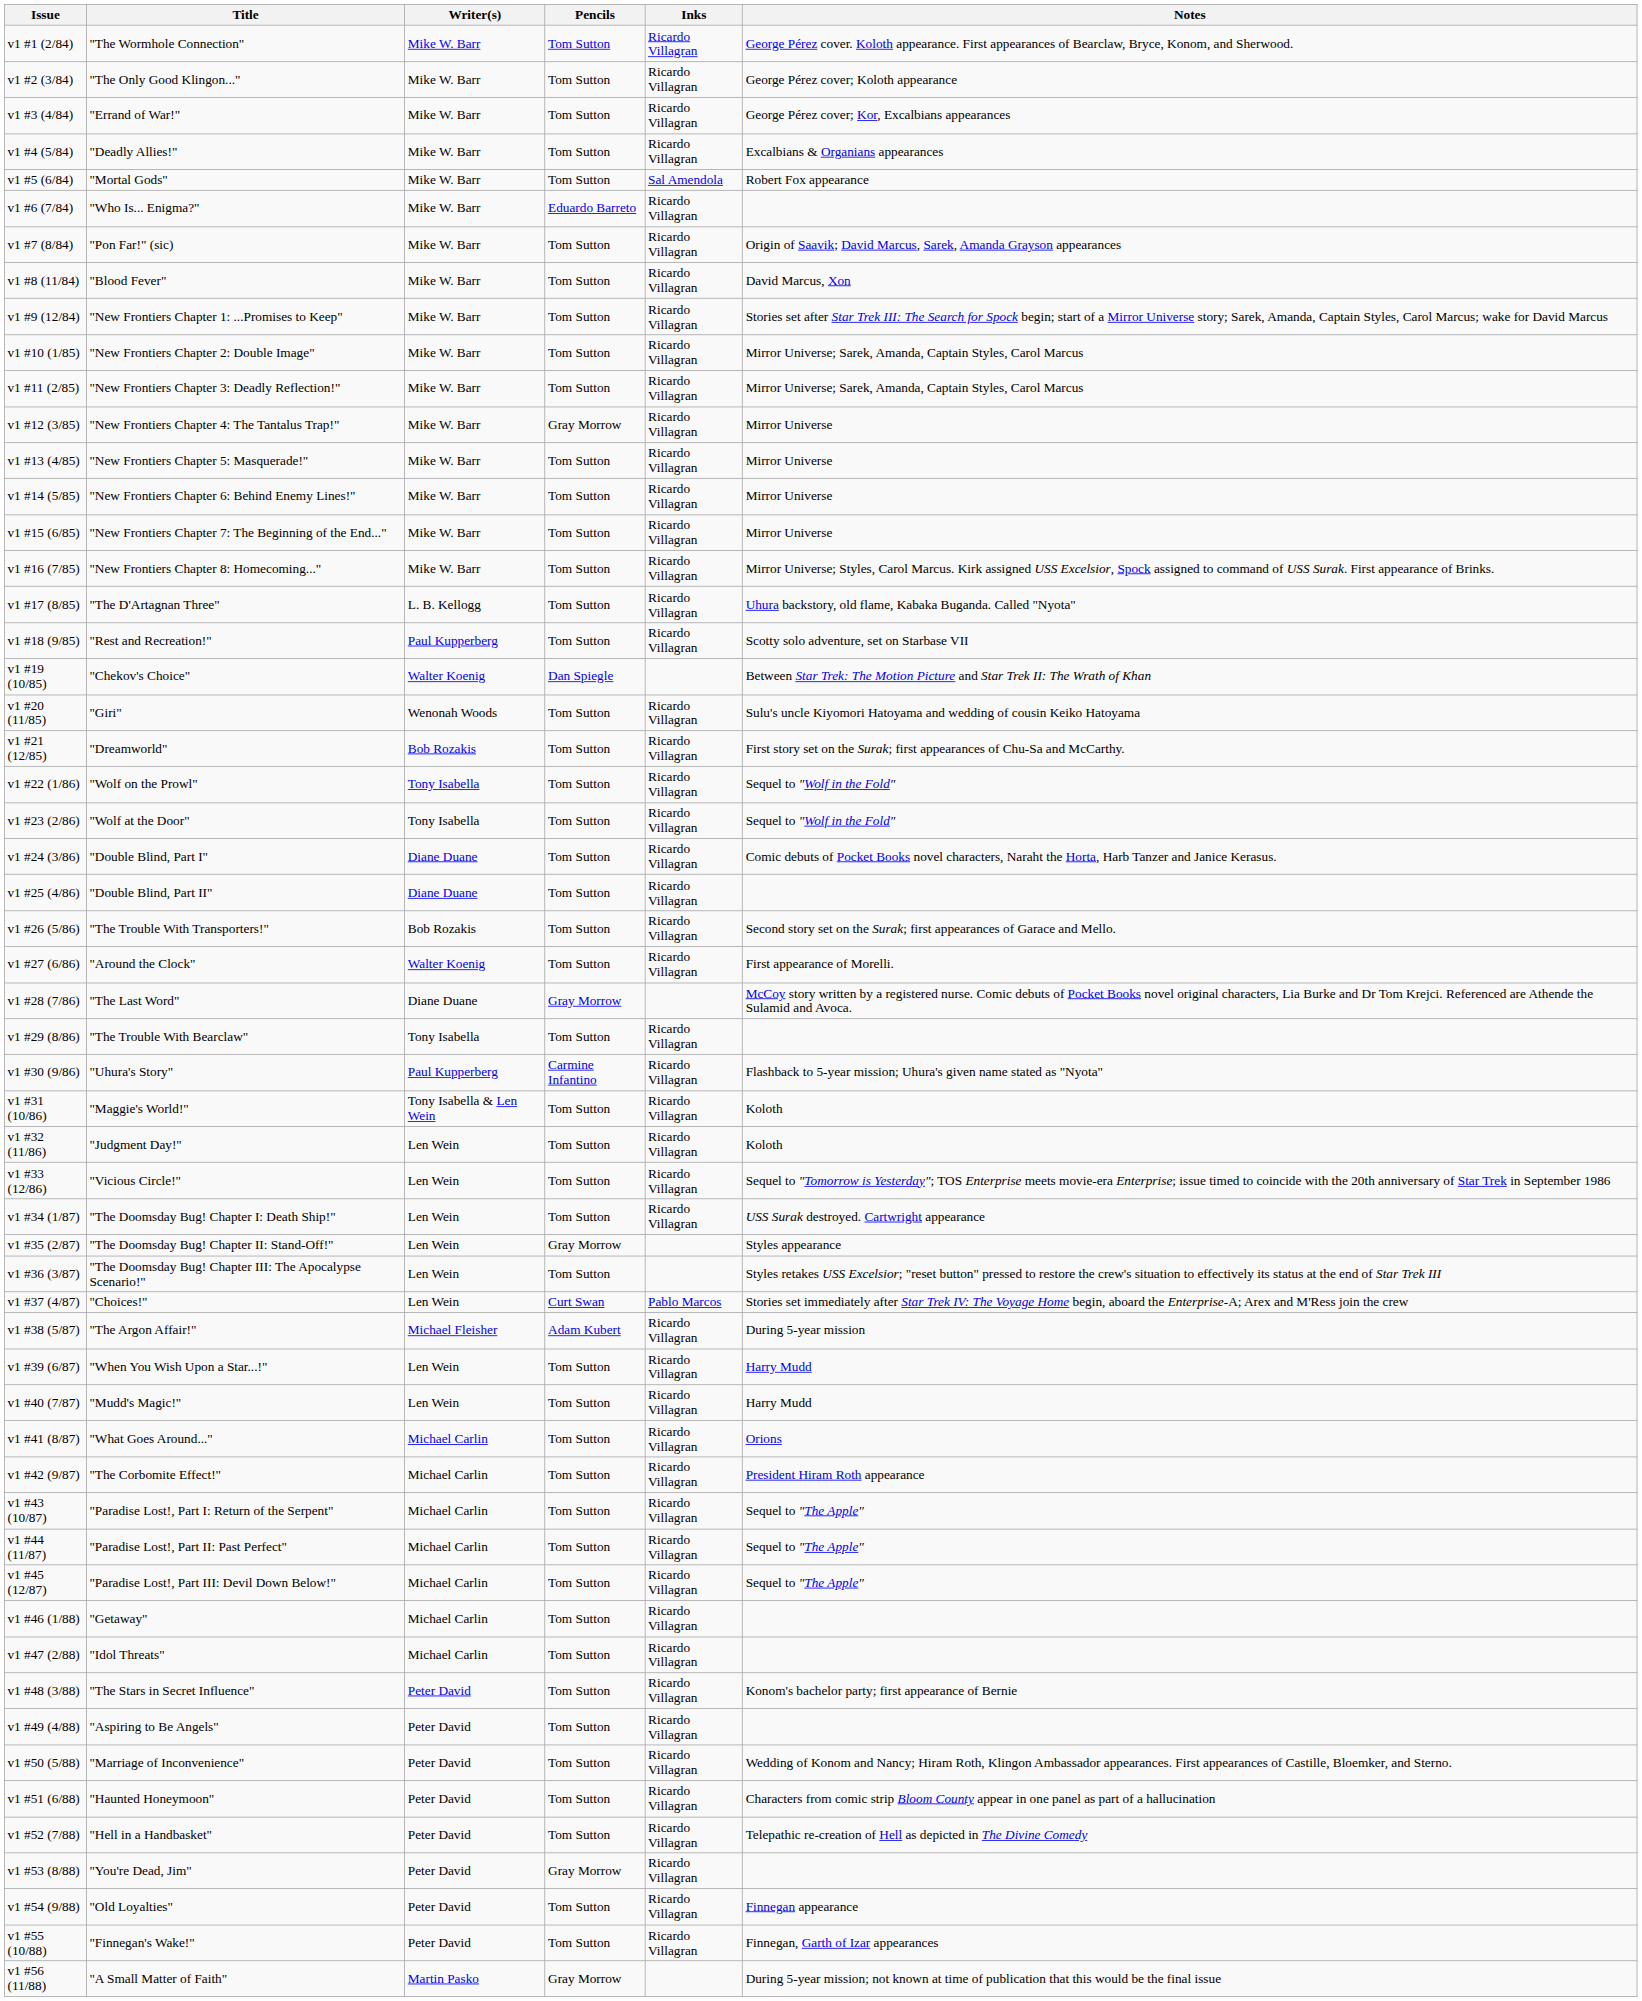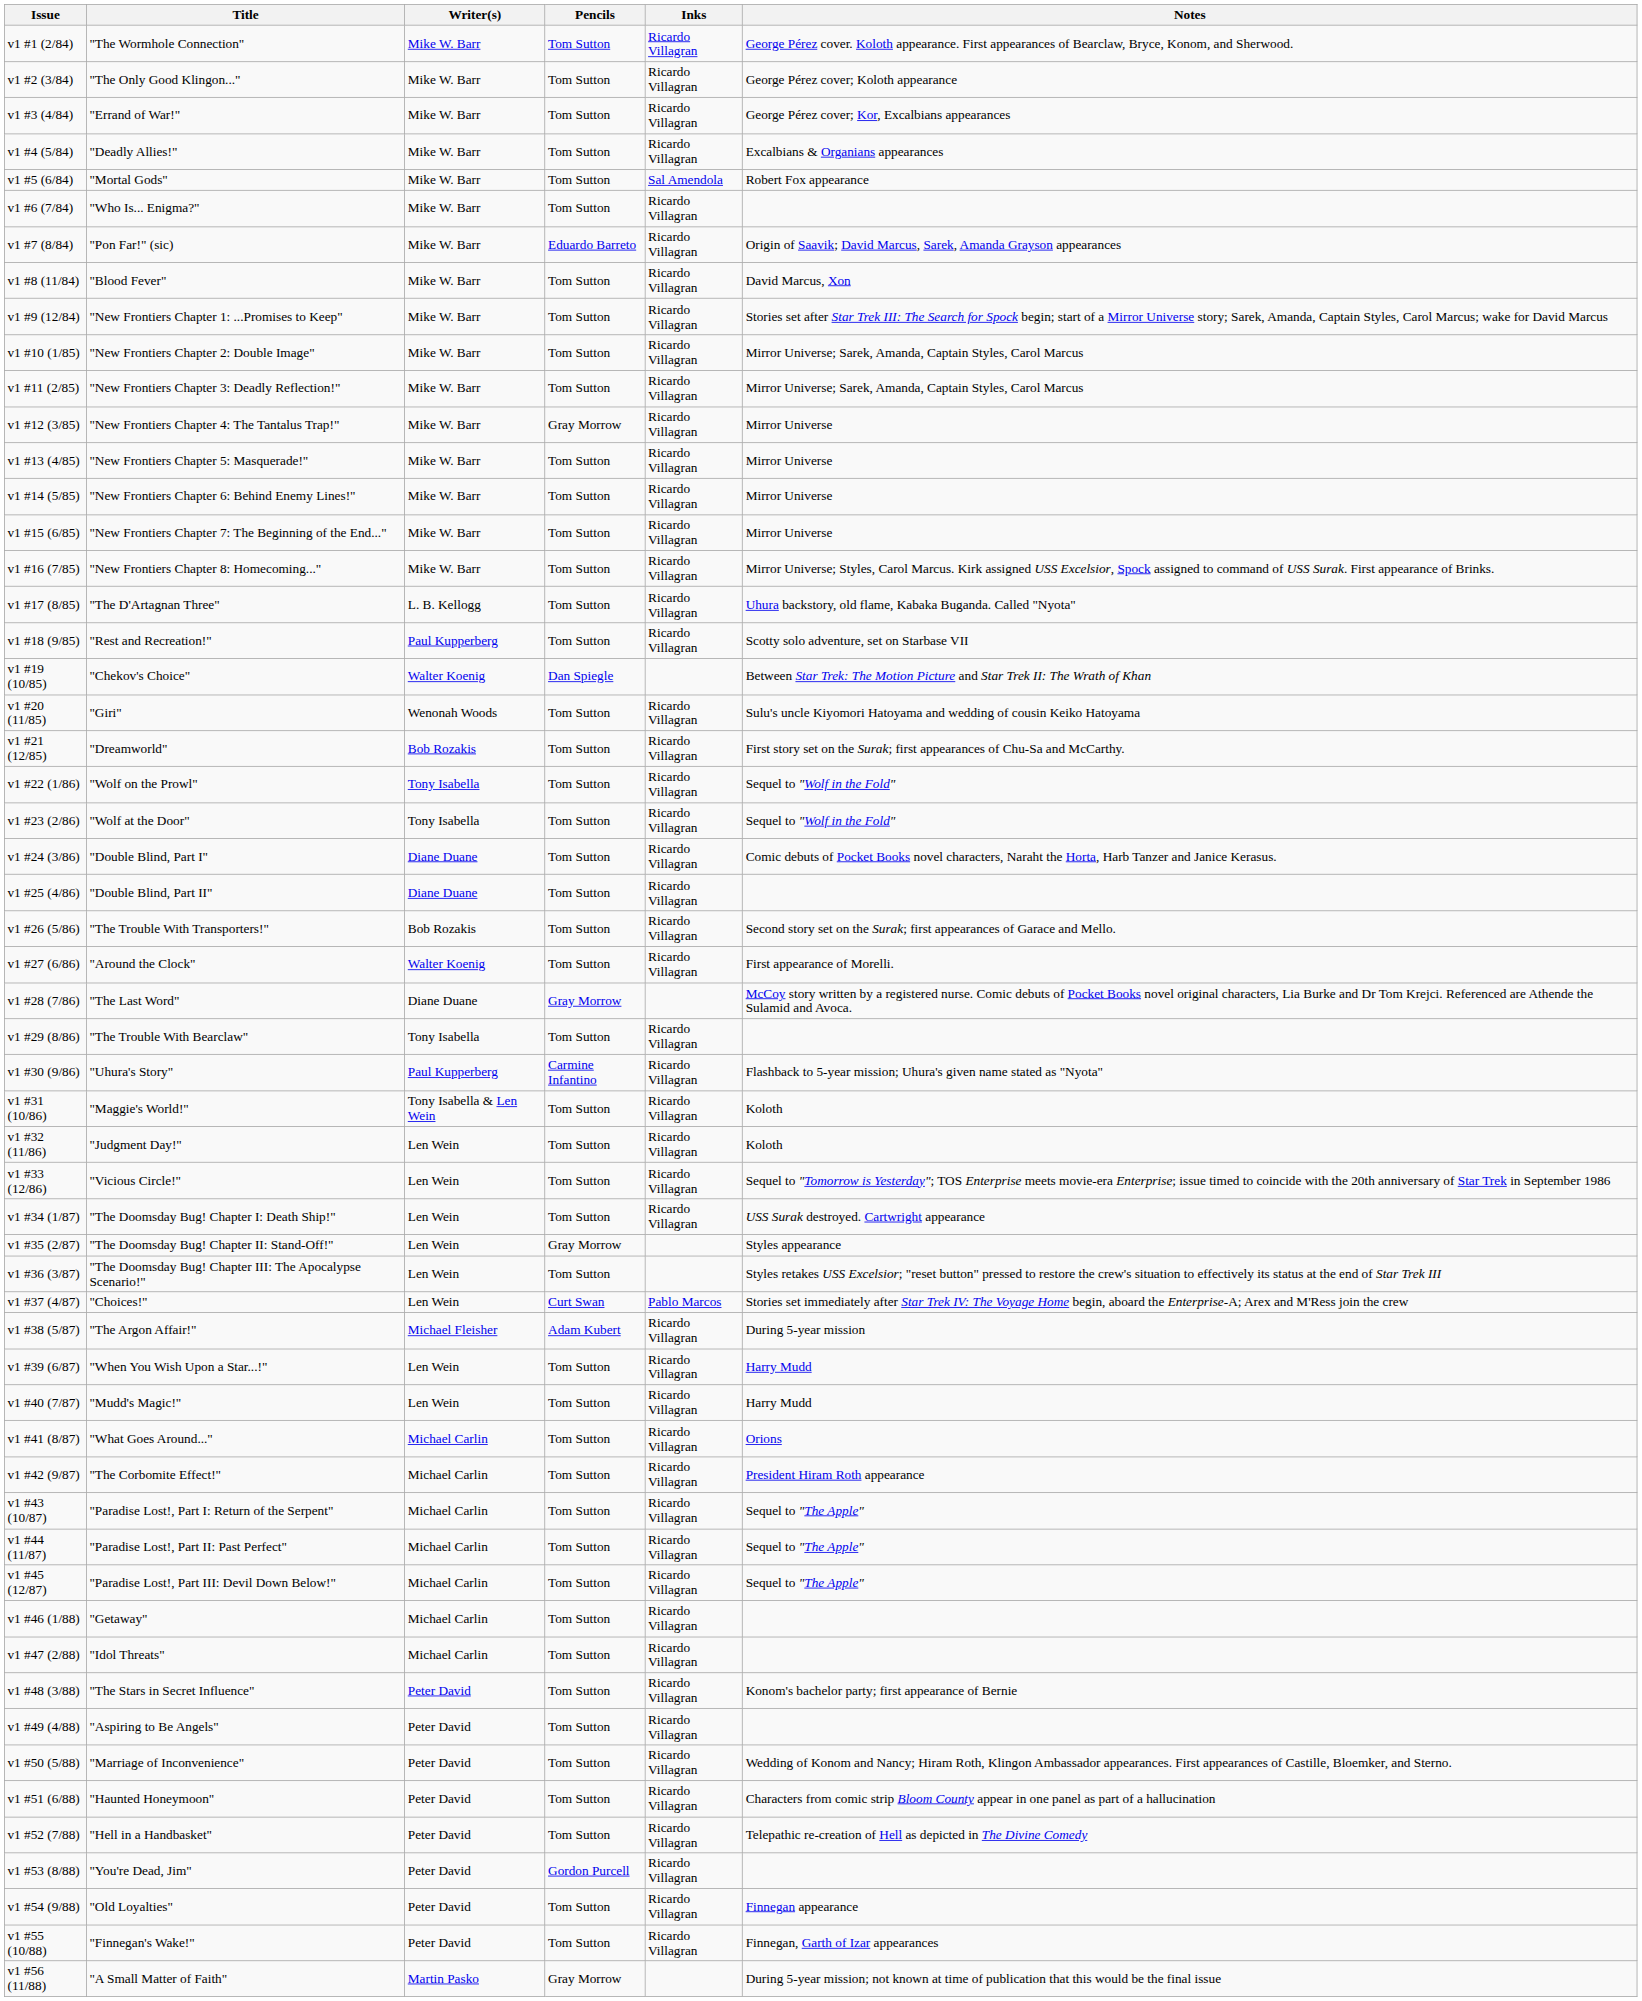(592, 208) Eduardo Barreto -> (579, 208) Tom Sutton
(579, 244) Tom Sutton -> (592, 244) Eduardo Barreto
(585, 1870) Gray Morrow -> (589, 1870) Gordon Purcell
